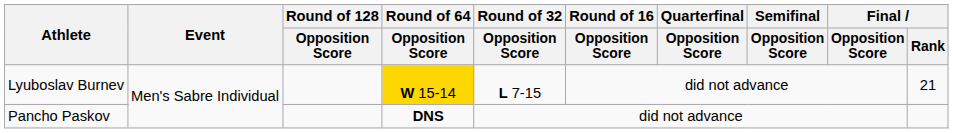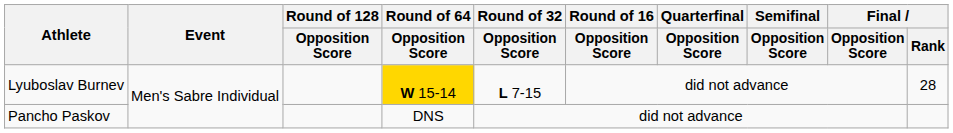(928, 85) 21 -> (928, 85) 28
(428, 116) bold -> (428, 116) normal
